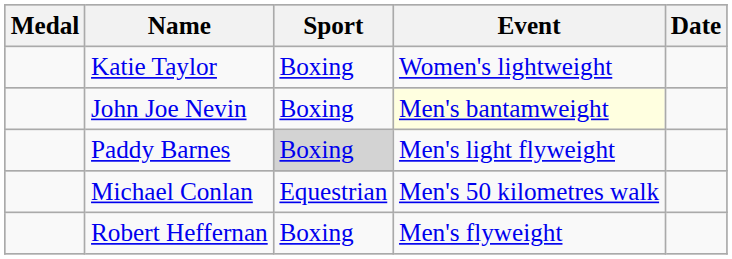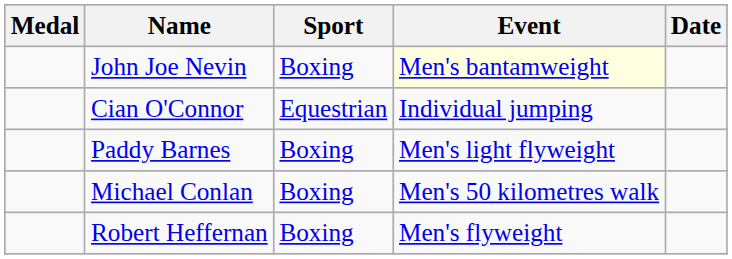- row: (154, 67)
+ row: (167, 108)
(317, 150) lightgrey background -> (317, 150) no background
(333, 191) Equestrian -> (317, 191) Boxing
